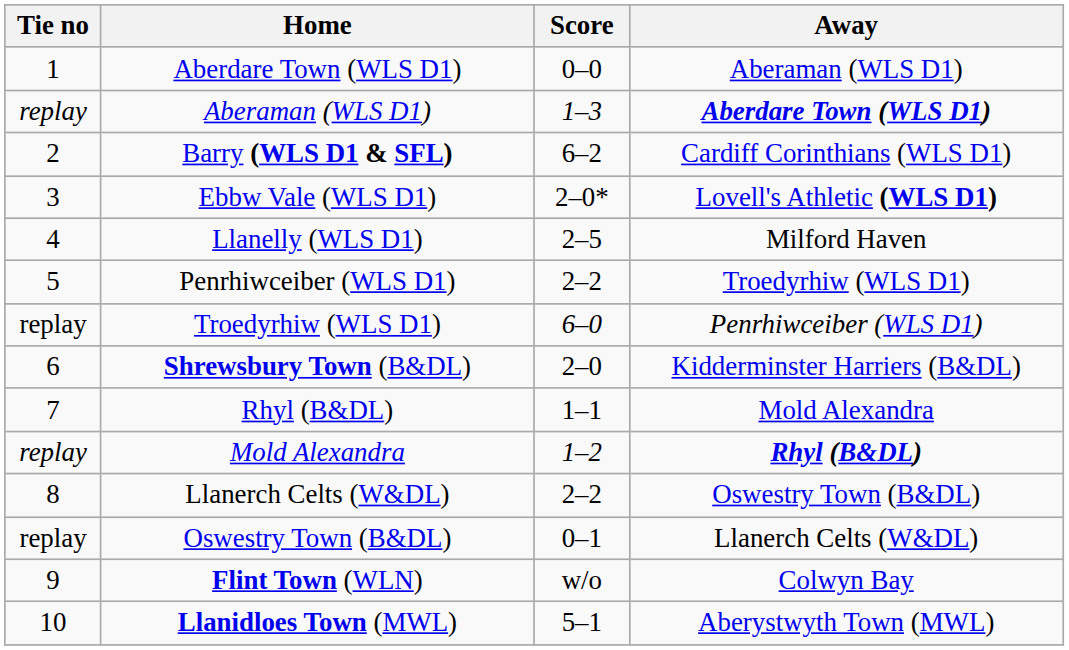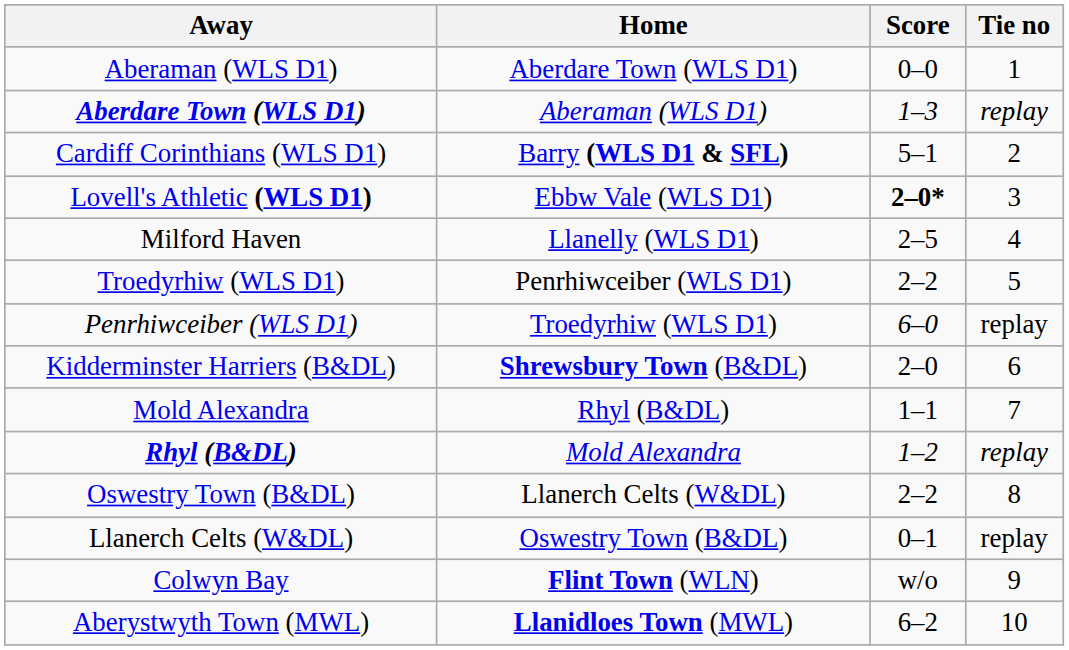columns swapped: (53, 25) <-> (846, 25)
(582, 153) 6–2 -> (918, 153) 5–1
(582, 196) normal -> (918, 196) bold
(582, 622) 5–1 -> (918, 622) 6–2
